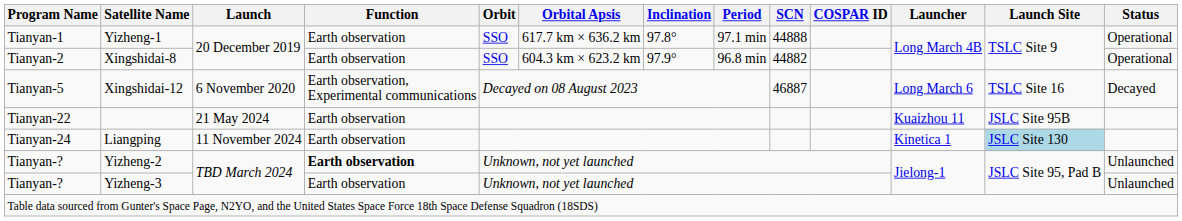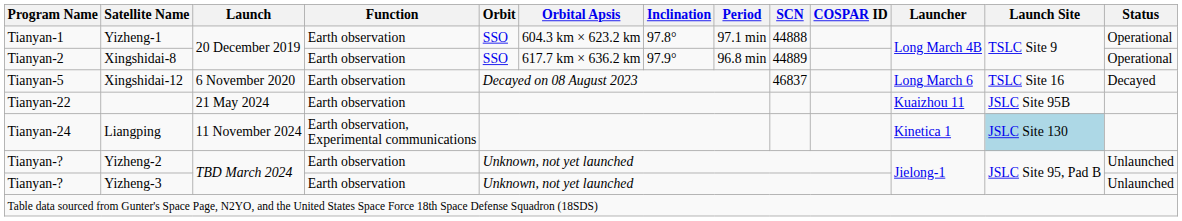(581, 37) 617.7 km × 636.2 km -> (581, 37) 604.3 km × 623.2 km
(581, 59) 604.3 km × 623.2 km -> (581, 59) 617.7 km × 636.2 km
(790, 59) 44882 -> (790, 59) 44889
(392, 88) Earth observation, Experimental communications -> (357, 80) Earth observation
(790, 88) 46887 -> (790, 80) 46837
(357, 140) Earth observation -> (392, 132) Earth observation, Experimental communications
(361, 161) bold -> (357, 161) normal
